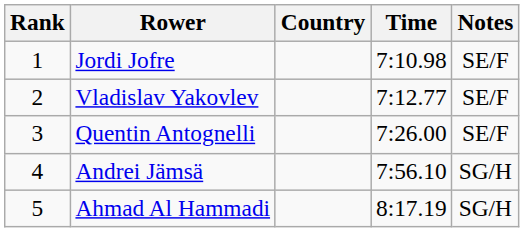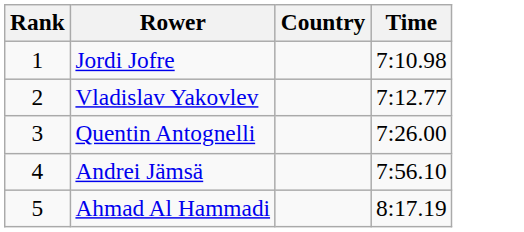- column: (485, 23)
